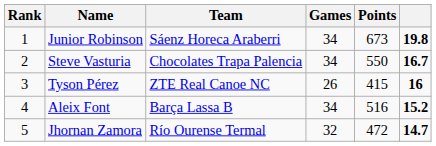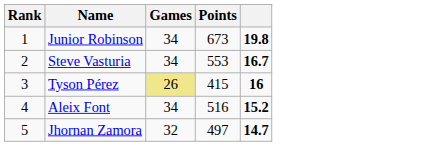- column: (226, 15)
(377, 61) 550 -> (218, 61) 553
(330, 84) no background -> (171, 84) khaki background
(377, 130) 472 -> (218, 130) 497
